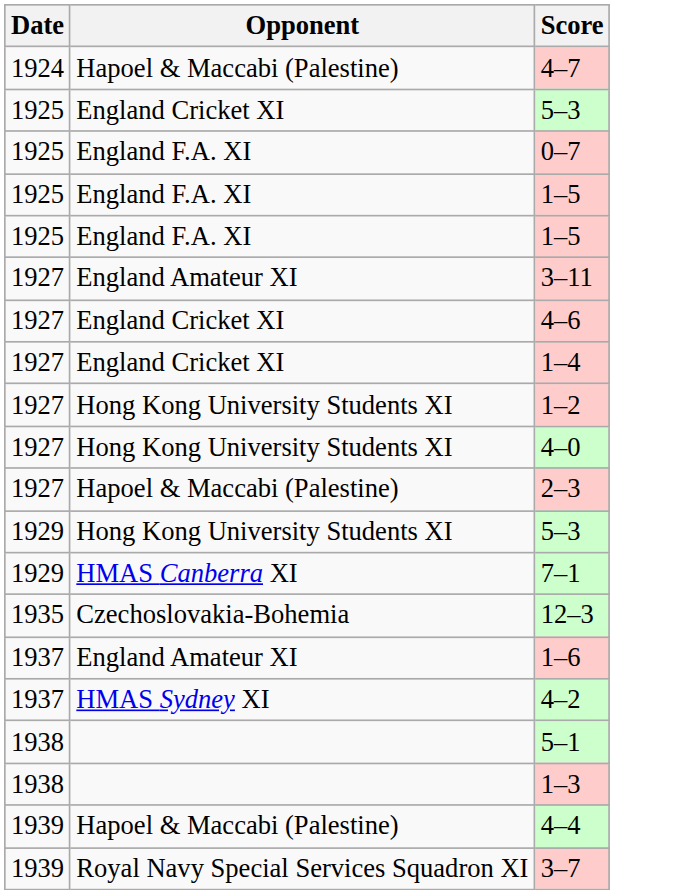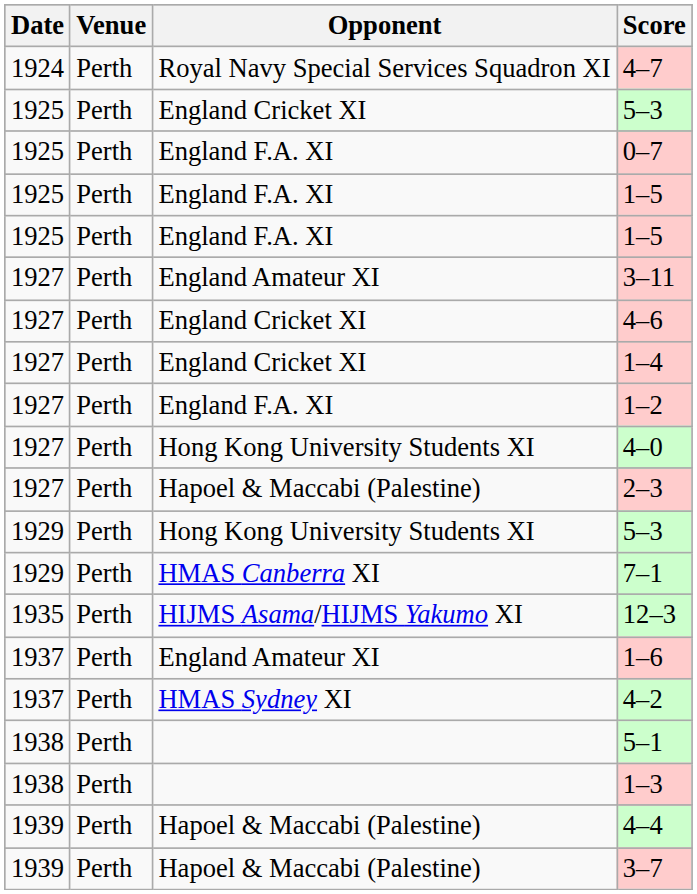+ column: (111, 25)
(237, 67) Hapoel & Maccabi (Palestine) -> (385, 67) Royal Navy Special Services Squadron XI
(264, 404) Hong Kong University Students XI -> (246, 404) England F.A. XI
(213, 615) Czechoslovakia-Bohemia -> (341, 615) HIJMS Asama/HIJMS Yakumo XI
(302, 868) Royal Navy Special Services Squadron XI -> (320, 868) Hapoel & Maccabi (Palestine)
